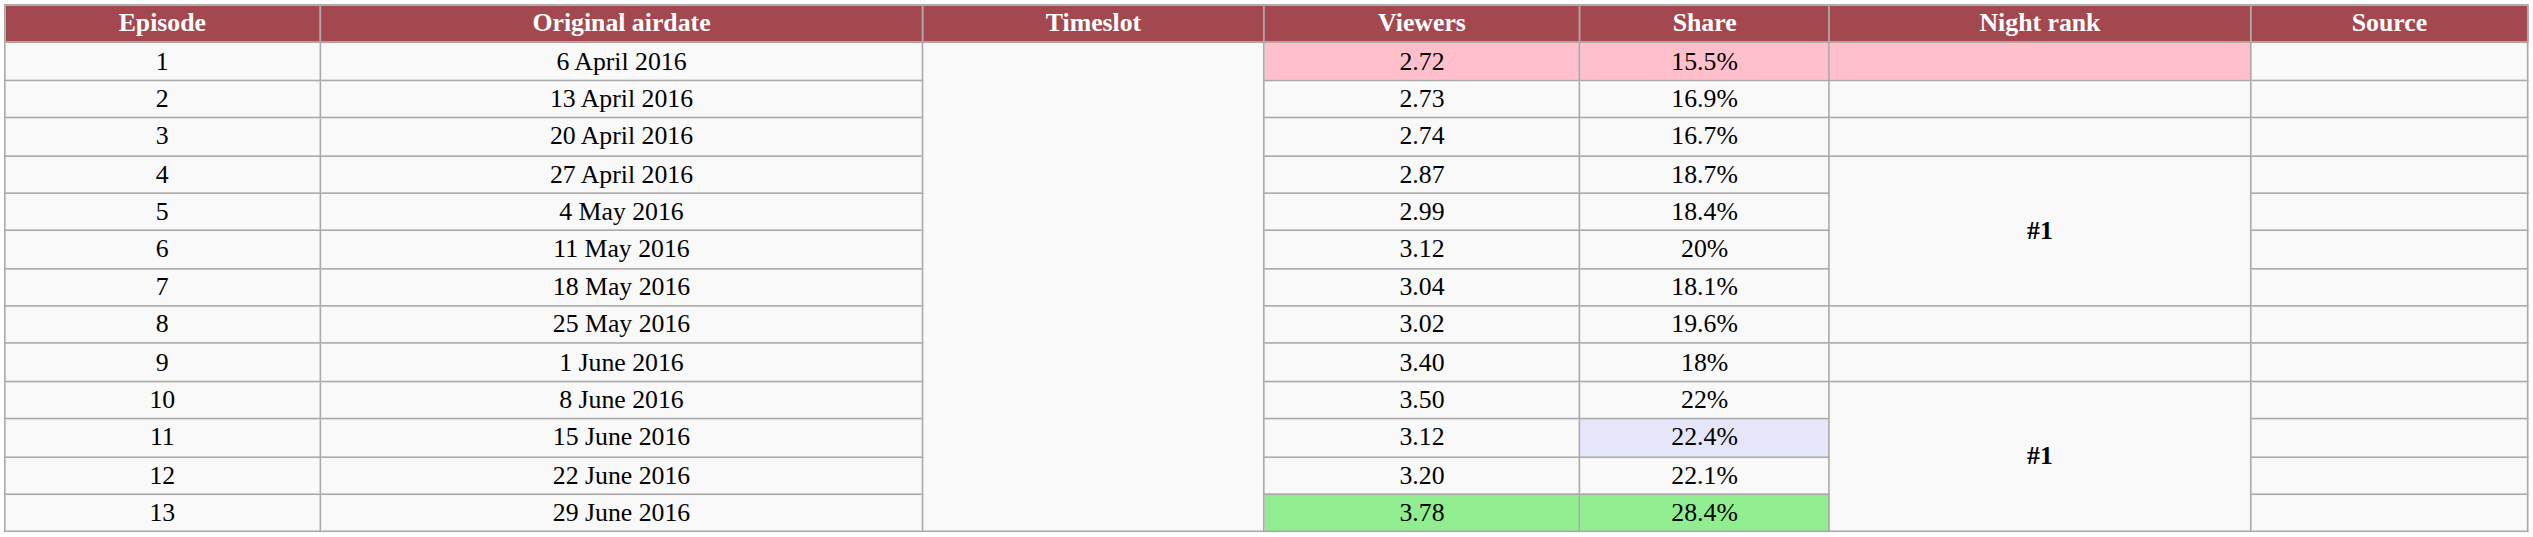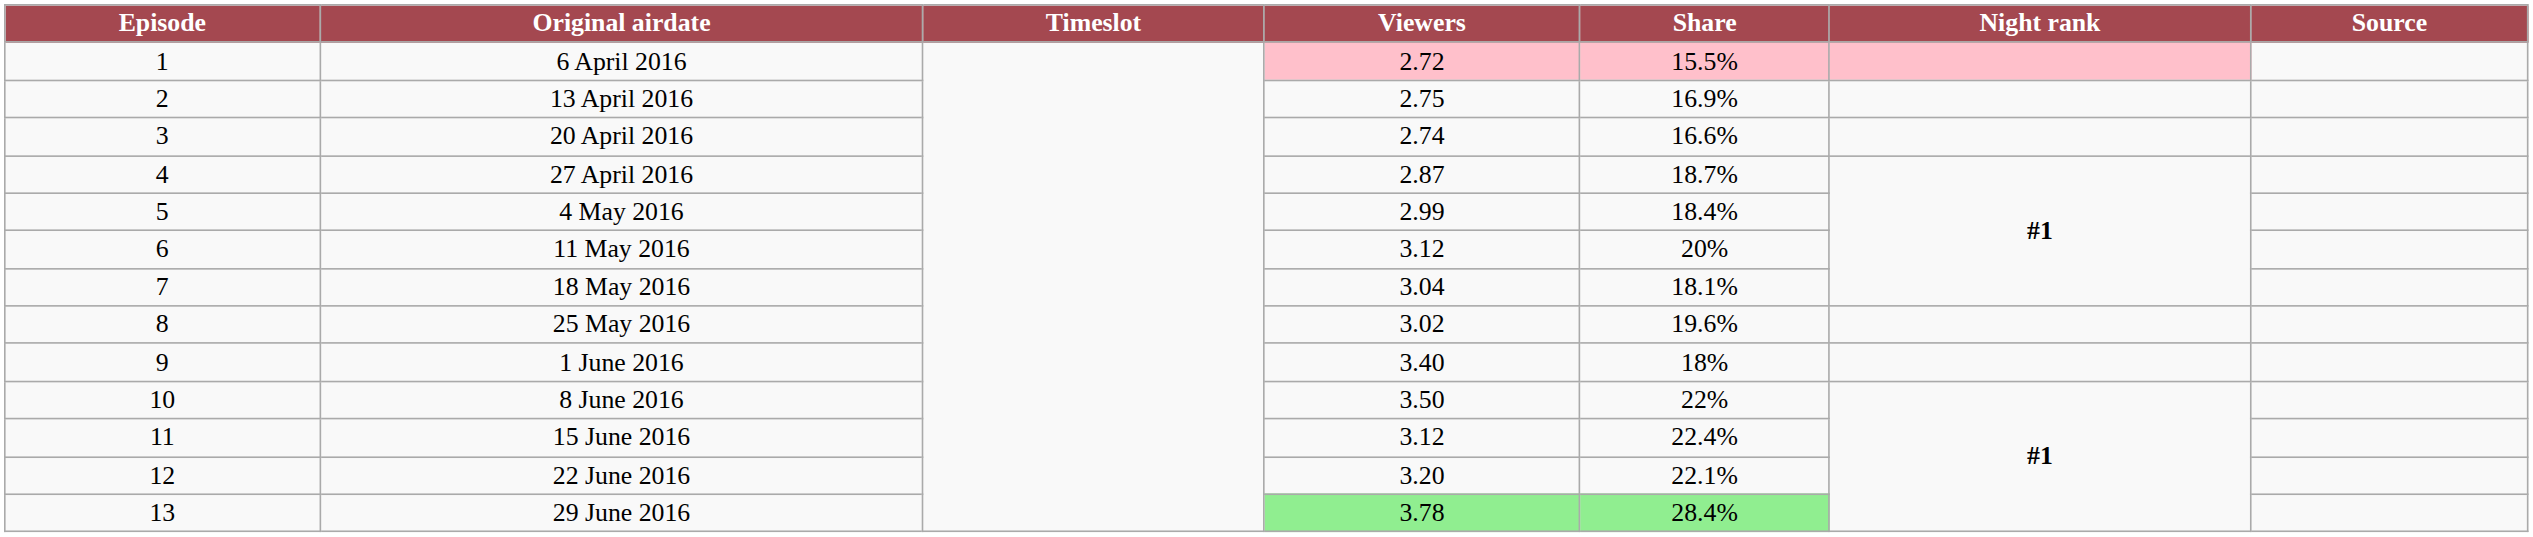(1422, 98) 2.73 -> (1422, 98) 2.75
(1705, 136) 16.7% -> (1705, 136) 16.6%
(1705, 437) lavender background -> (1705, 437) no background
